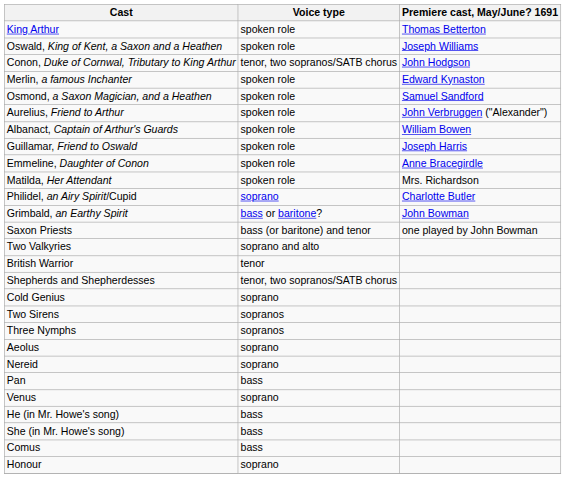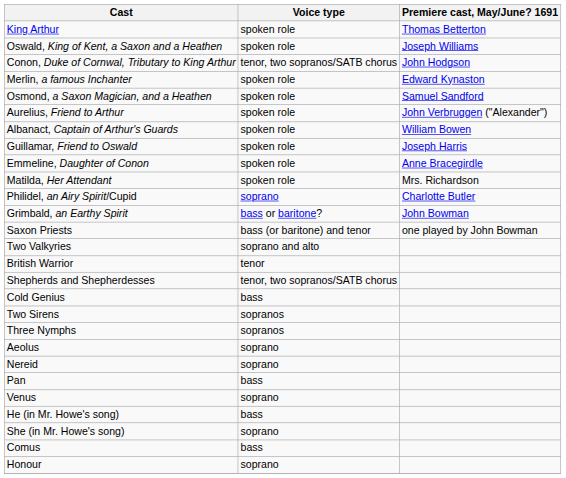(260, 297) soprano -> (252, 297) bass
(252, 431) bass -> (260, 431) soprano
